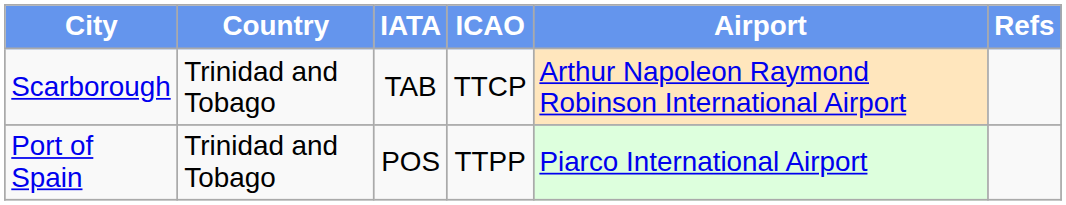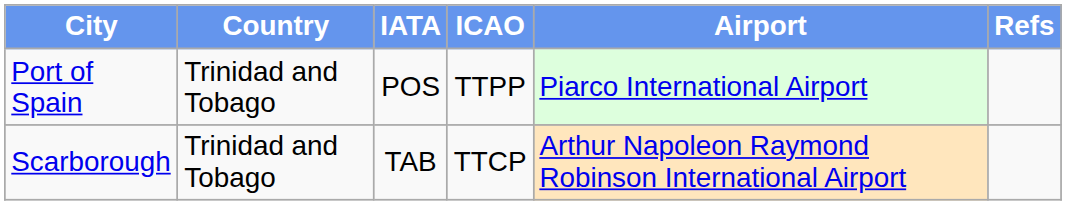rows swapped: (52, 161) <-> (91, 86)
